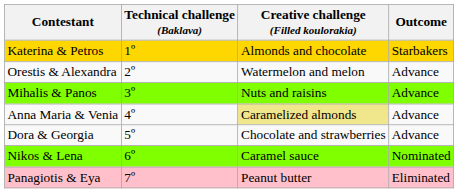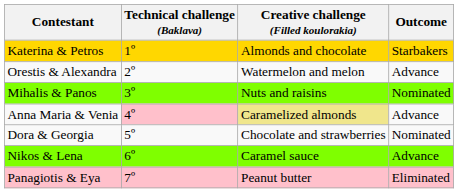(415, 93) Advance -> (421, 93) Nominated
(130, 114) no background -> (130, 114) pink background
(415, 135) Advance -> (421, 135) Nominated
(421, 156) Nominated -> (415, 156) Advance
